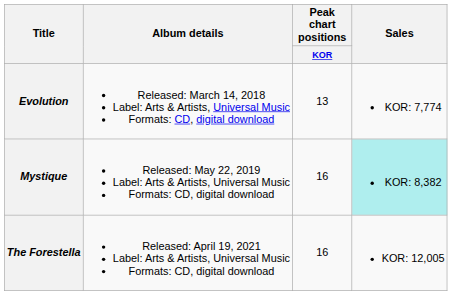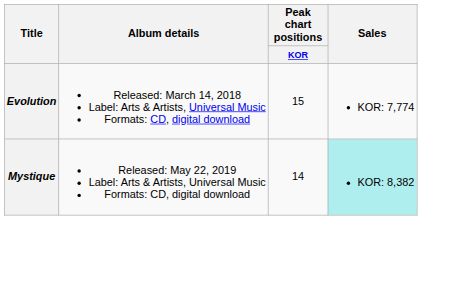(322, 101) 13 -> (298, 101) 15
(322, 177) 16 -> (298, 177) 14
- row: (44, 252)
